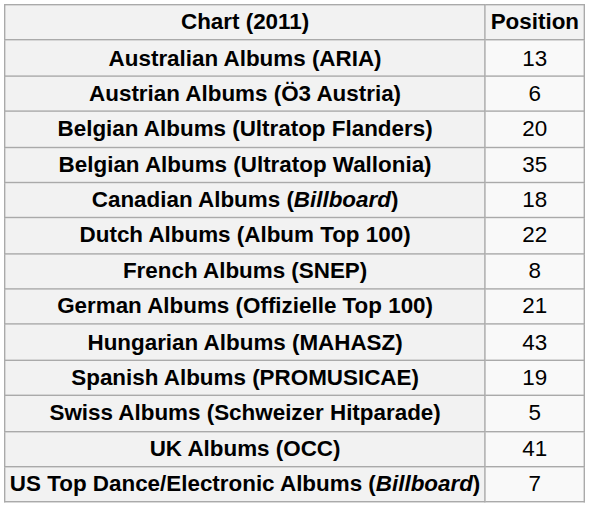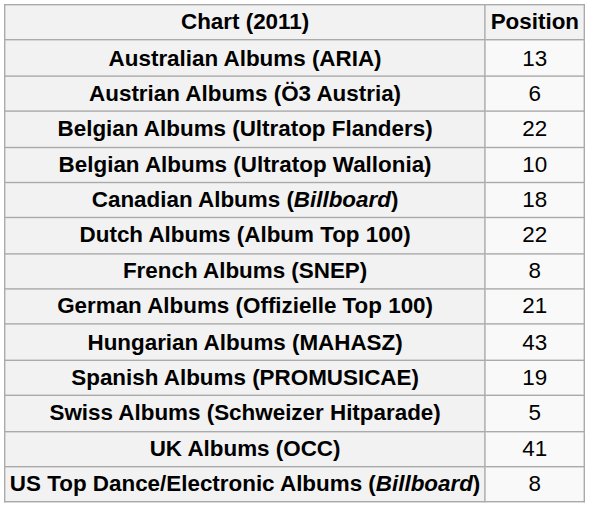(535, 128) 20 -> (535, 128) 22
(535, 164) 35 -> (535, 164) 10
(535, 484) 7 -> (535, 484) 8
